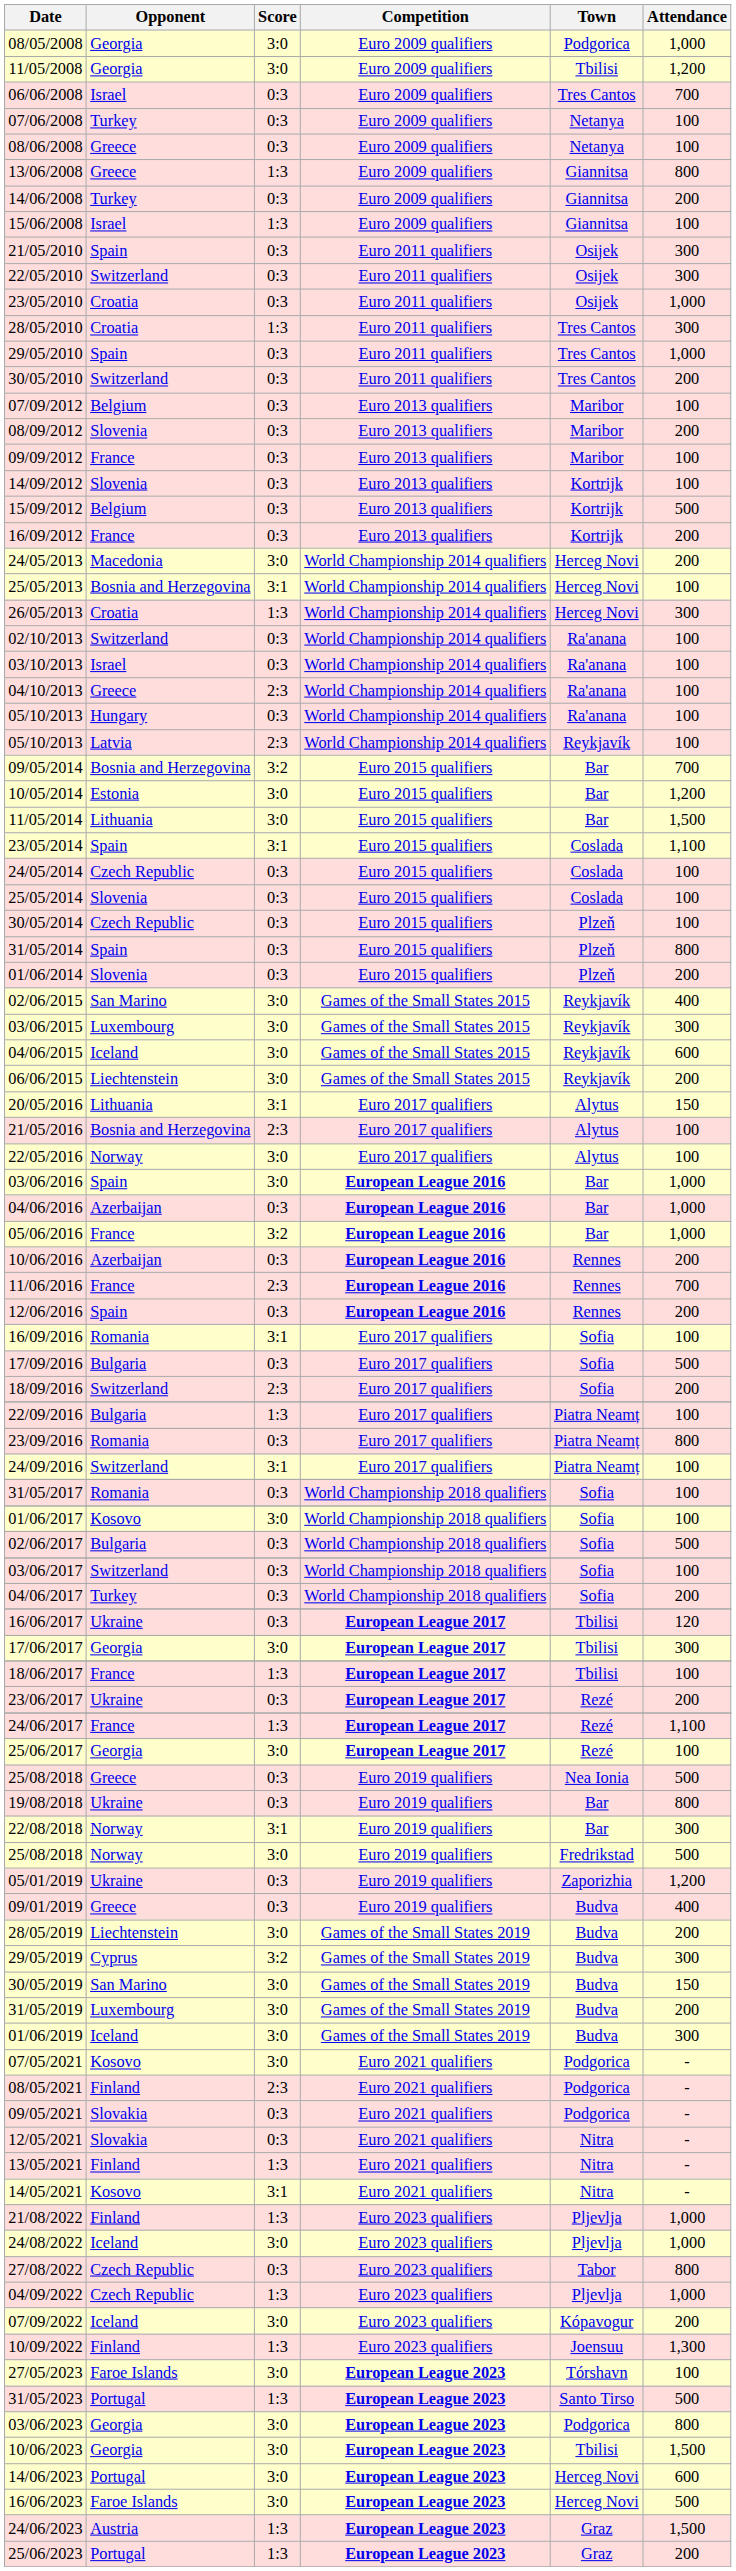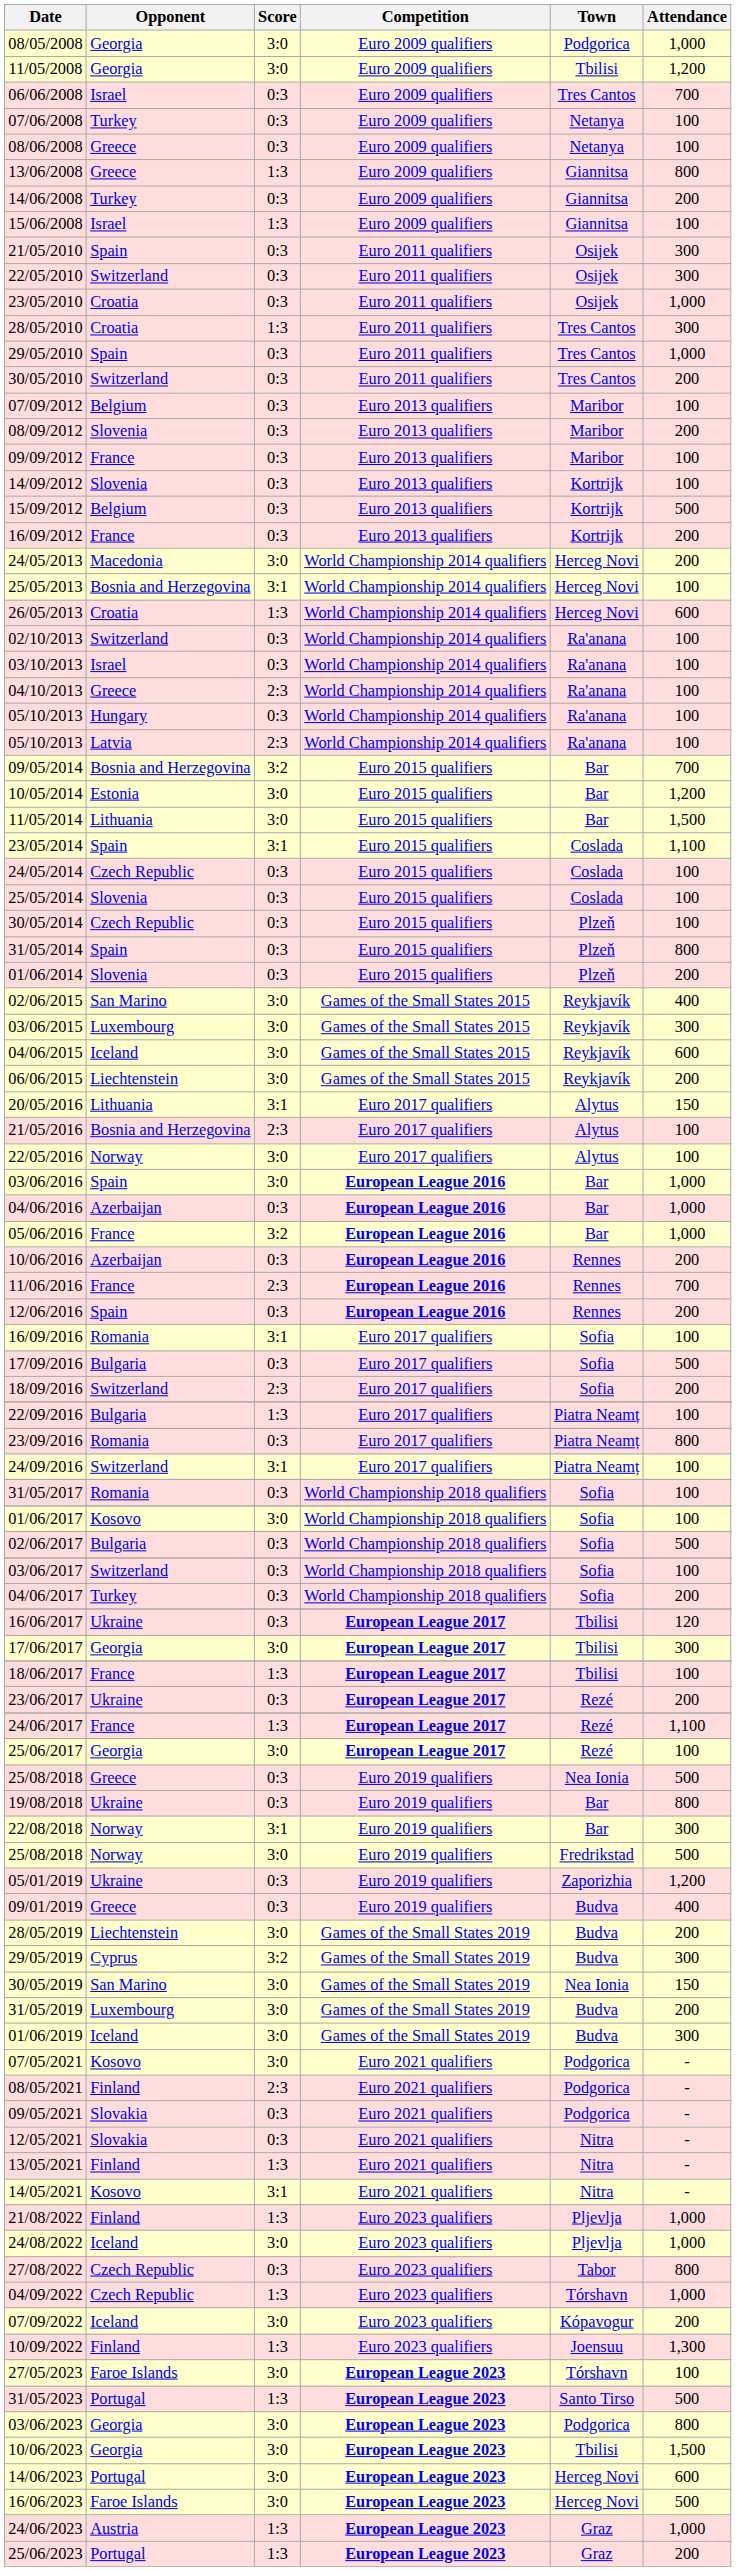(687, 612) 300 -> (687, 612) 600
(597, 742) Reykjavík -> (597, 742) Ra'anana
(597, 1984) Budva -> (597, 1984) Nea Ionia
(597, 2295) Pljevlja -> (597, 2295) Tórshavn
(687, 2528) 1,500 -> (687, 2528) 1,000
